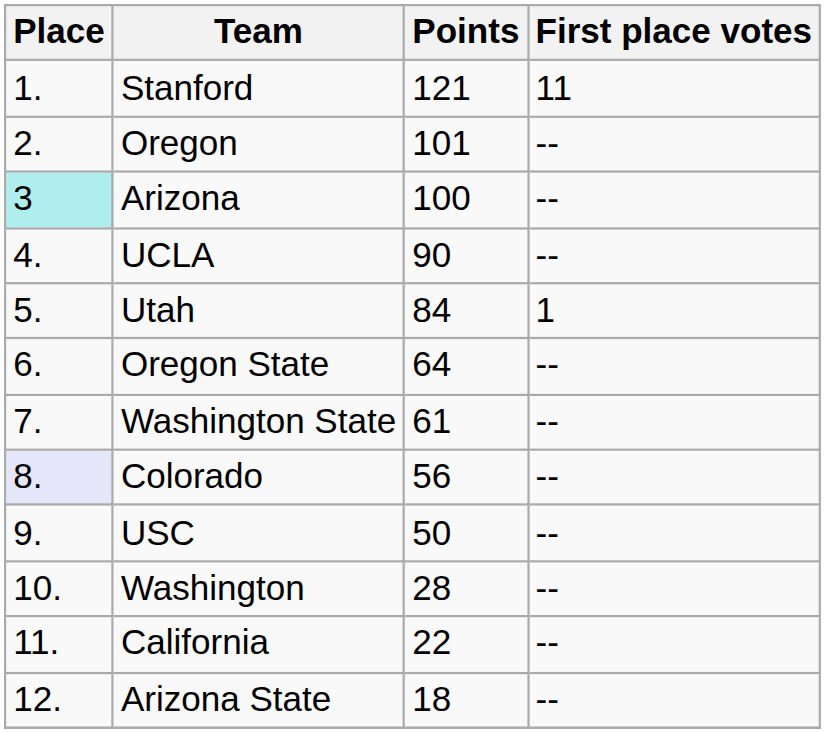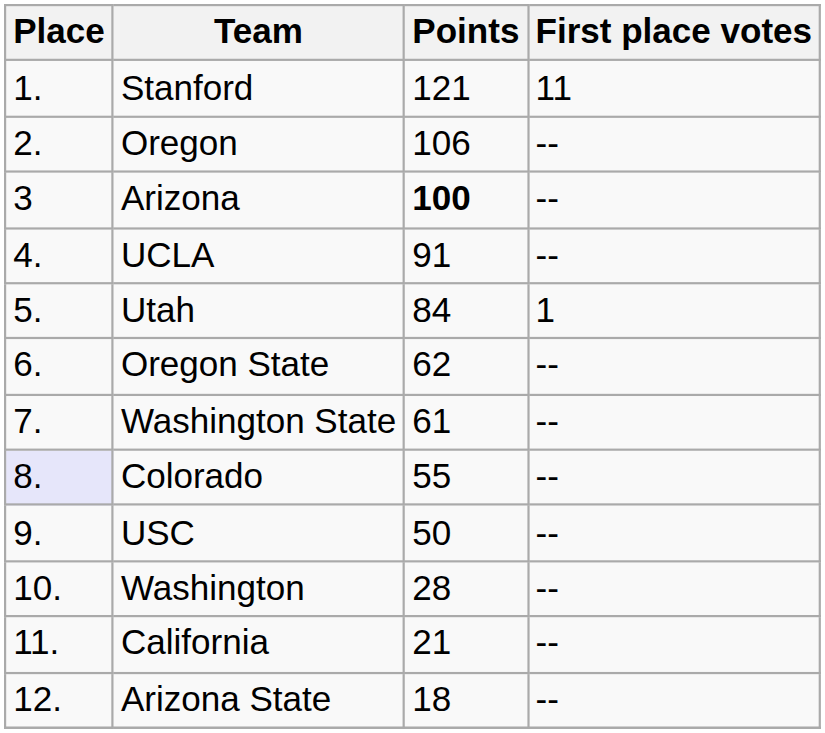(442, 143) 101 -> (442, 143) 106
(23, 198) paleturquoise background -> (23, 198) no background
(442, 198) normal -> (442, 198) bold
(432, 254) 90 -> (432, 254) 91
(432, 365) 64 -> (432, 365) 62
(432, 476) 56 -> (432, 476) 55
(432, 643) 22 -> (432, 643) 21
